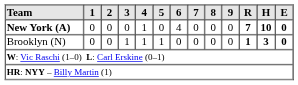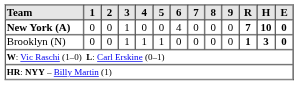(127, 27) 0 -> (127, 27) 1
(144, 27) 1 -> (144, 27) 0
